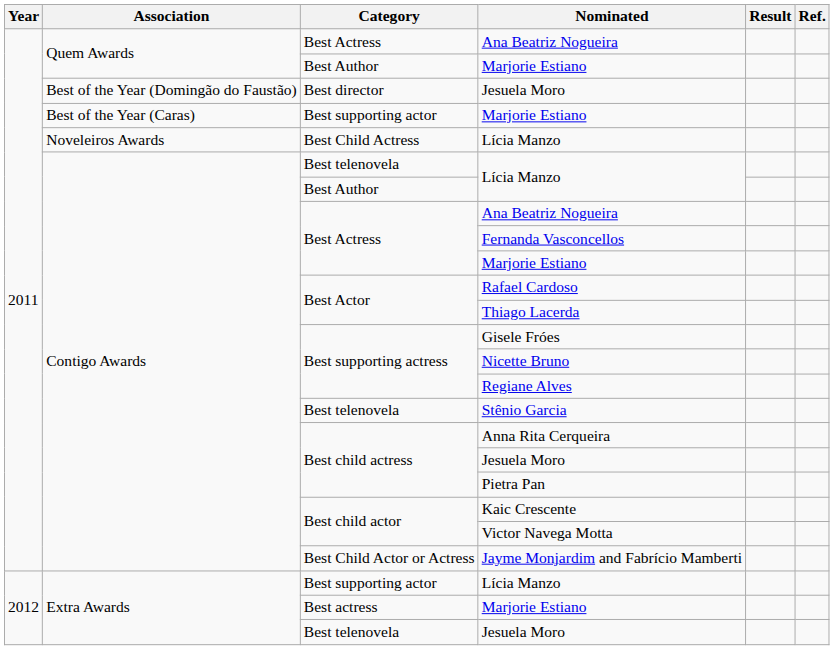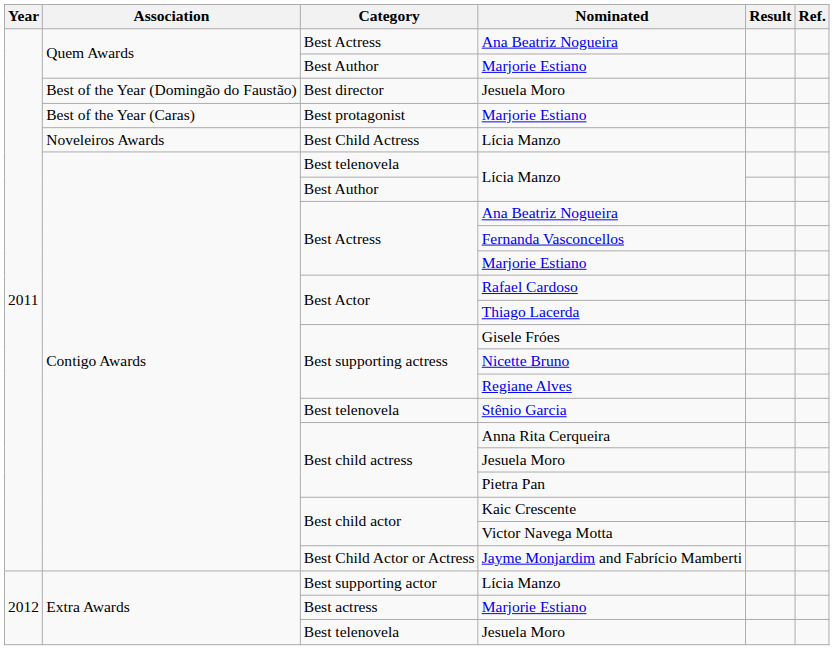(370, 115) Best supporting actor -> (355, 115) Best protagonist
